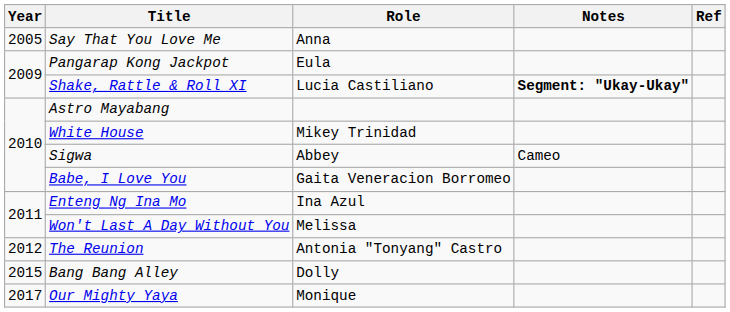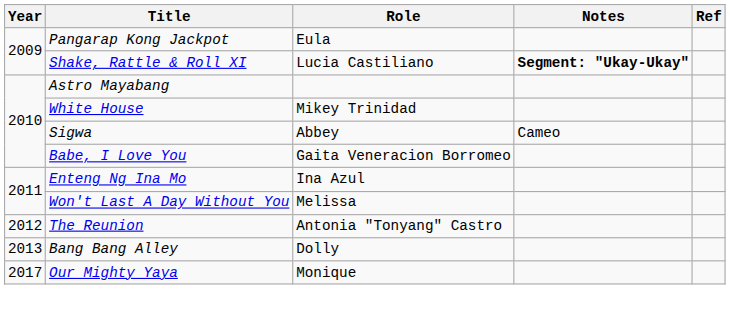- row: (135, 40)
(25, 273) 2015 -> (25, 249) 2013
